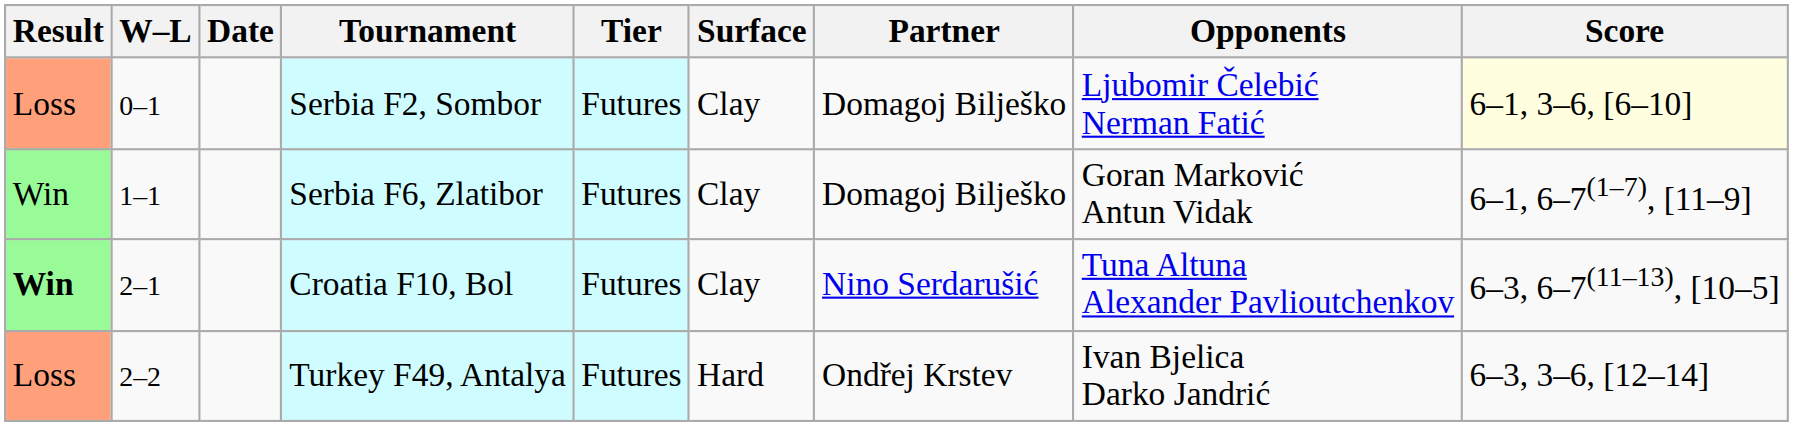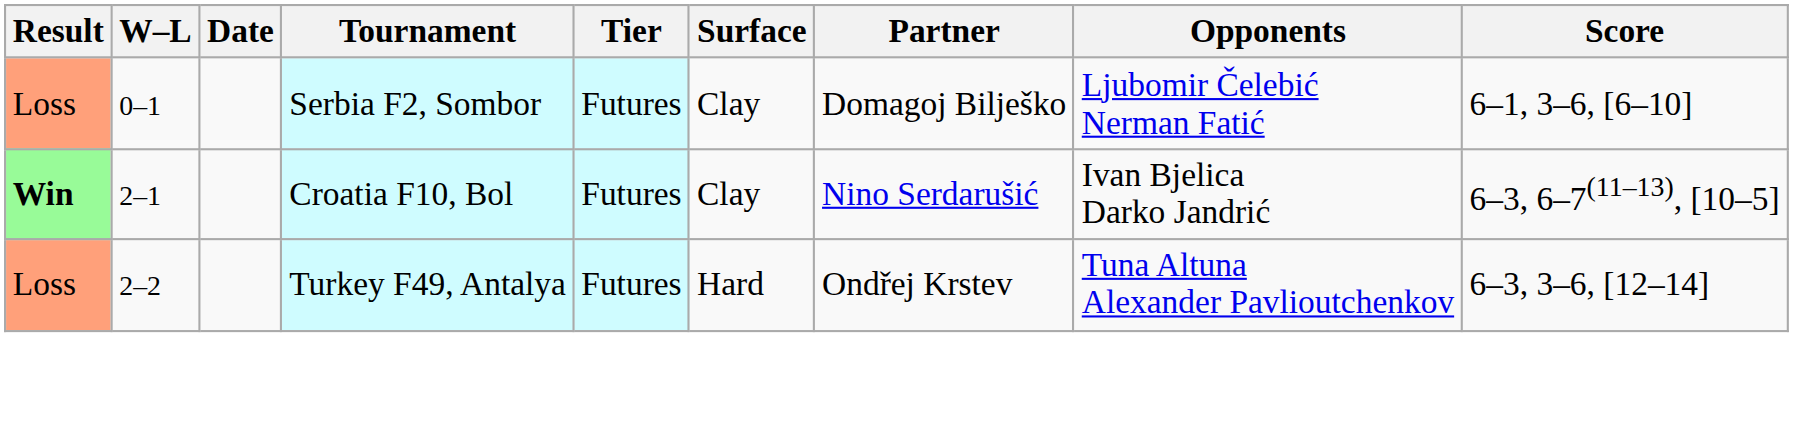(1581, 102) lightyellow background -> (1581, 102) no background
- row: (416, 193)
(1268, 284) Tuna Altuna Alexander Pavlioutchenkov -> (1176, 193) Ivan Bjelica Darko Jandrić
(1176, 374) Ivan Bjelica Darko Jandrić -> (1268, 284) Tuna Altuna Alexander Pavlioutchenkov
